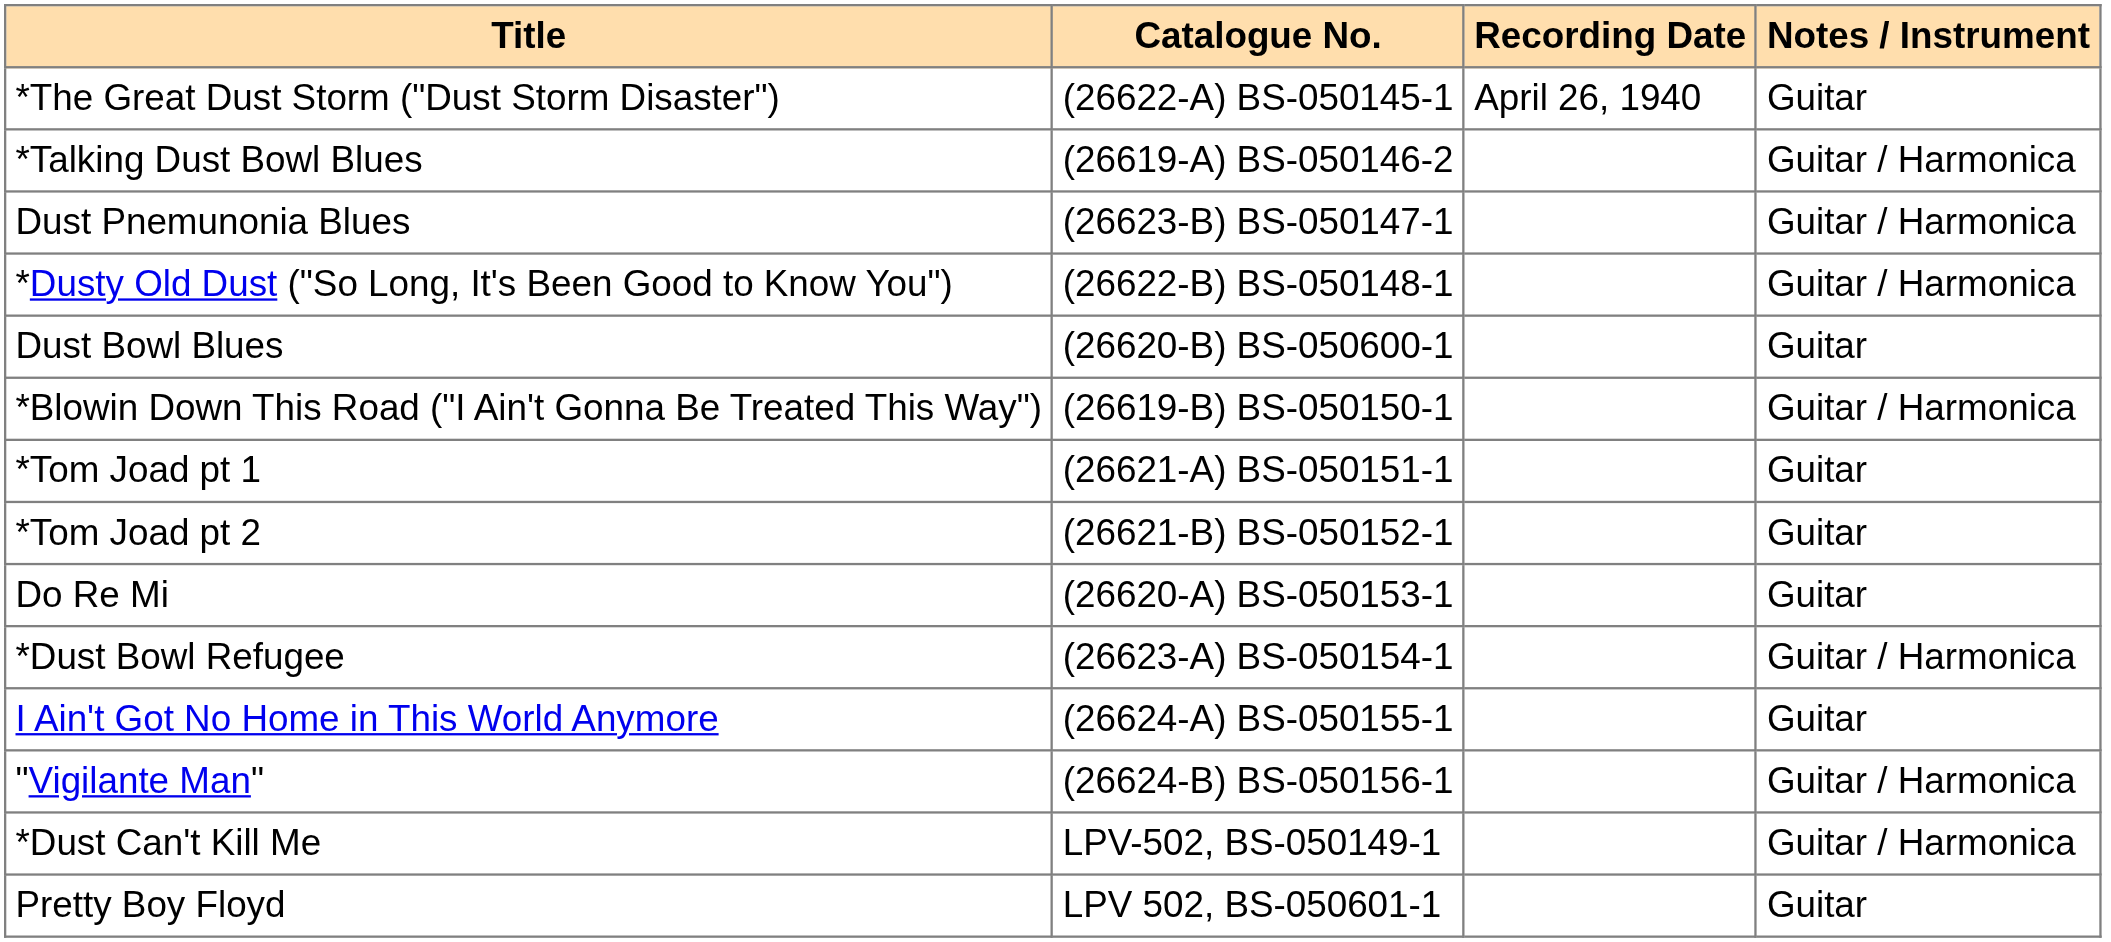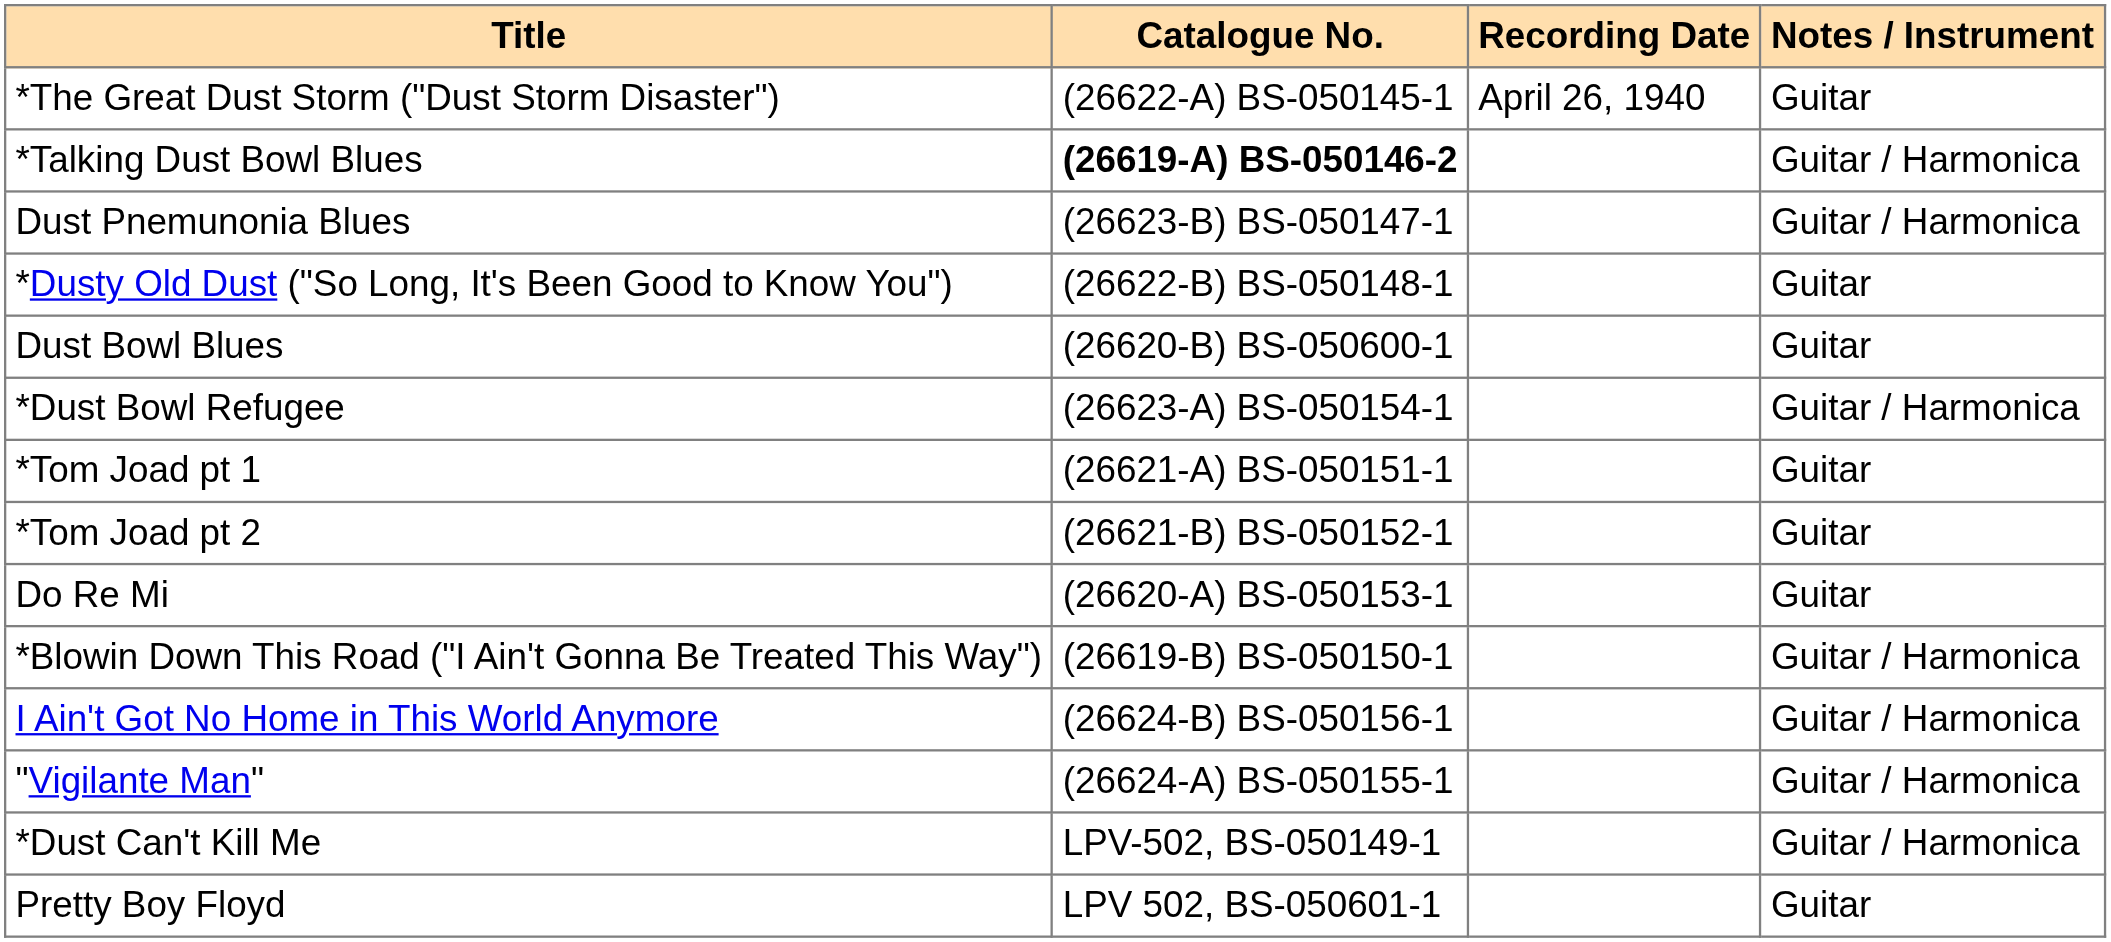(1258, 159) normal -> (1260, 159) bold
(1921, 283) Guitar / Harmonica -> (1821, 283) Guitar
rows swapped: (529, 408) <-> (180, 656)
(1258, 718) (26624-A) BS-050155-1 -> (1258, 718) (26624-B) BS-050156-1
(1817, 718) Guitar -> (1925, 718) Guitar / Harmonica
(1258, 780) (26624-B) BS-050156-1 -> (1258, 780) (26624-A) BS-050155-1
